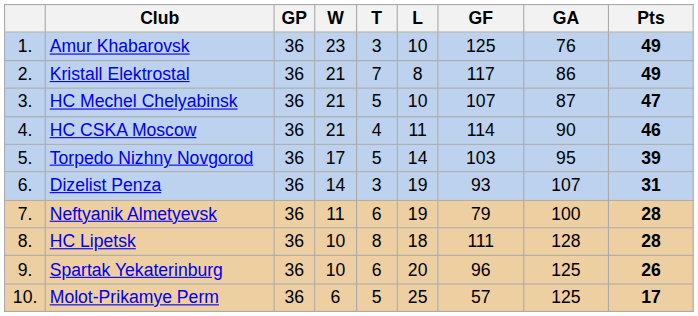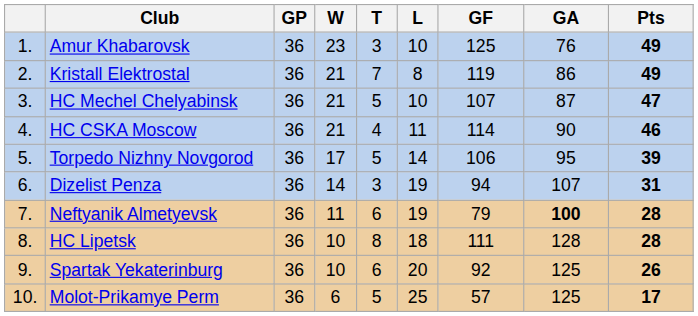(481, 74) 117 -> (481, 74) 119
(481, 158) 103 -> (481, 158) 106
(481, 185) 93 -> (481, 185) 94
(566, 213) normal -> (566, 213) bold
(481, 269) 96 -> (481, 269) 92
